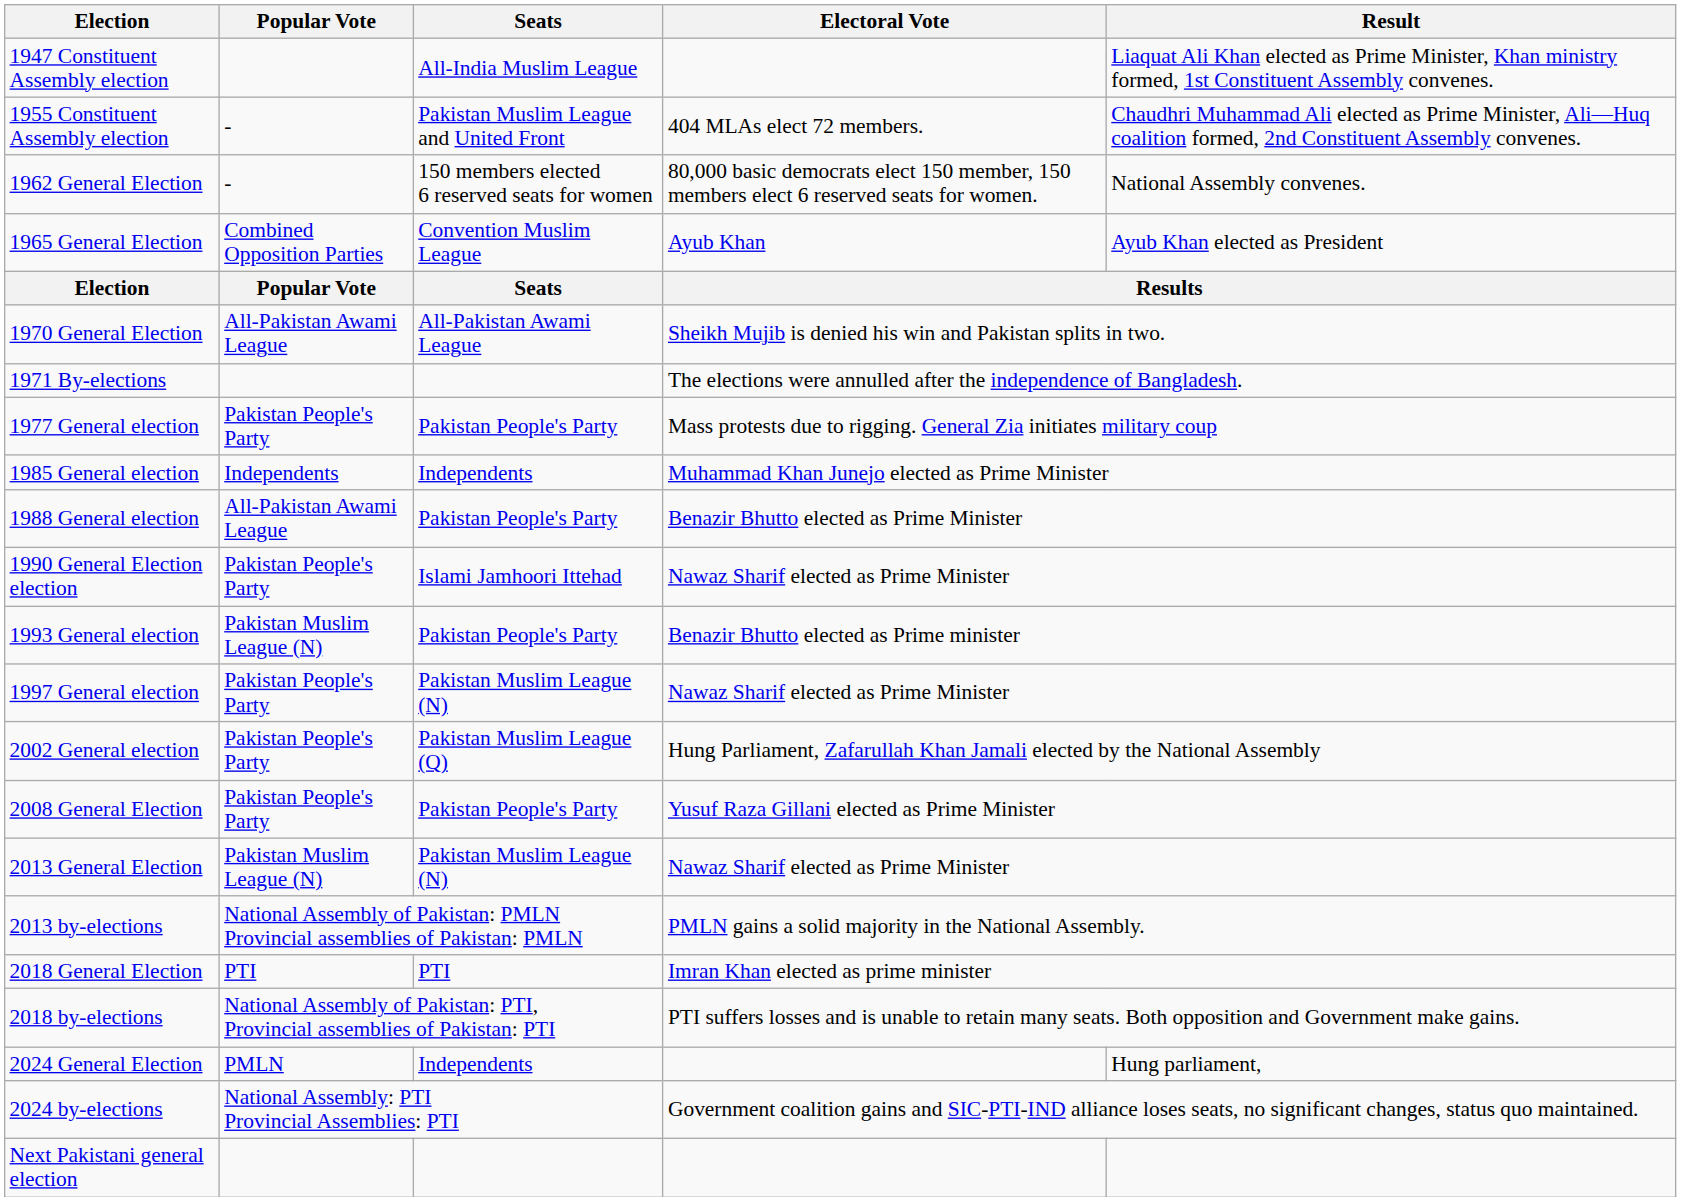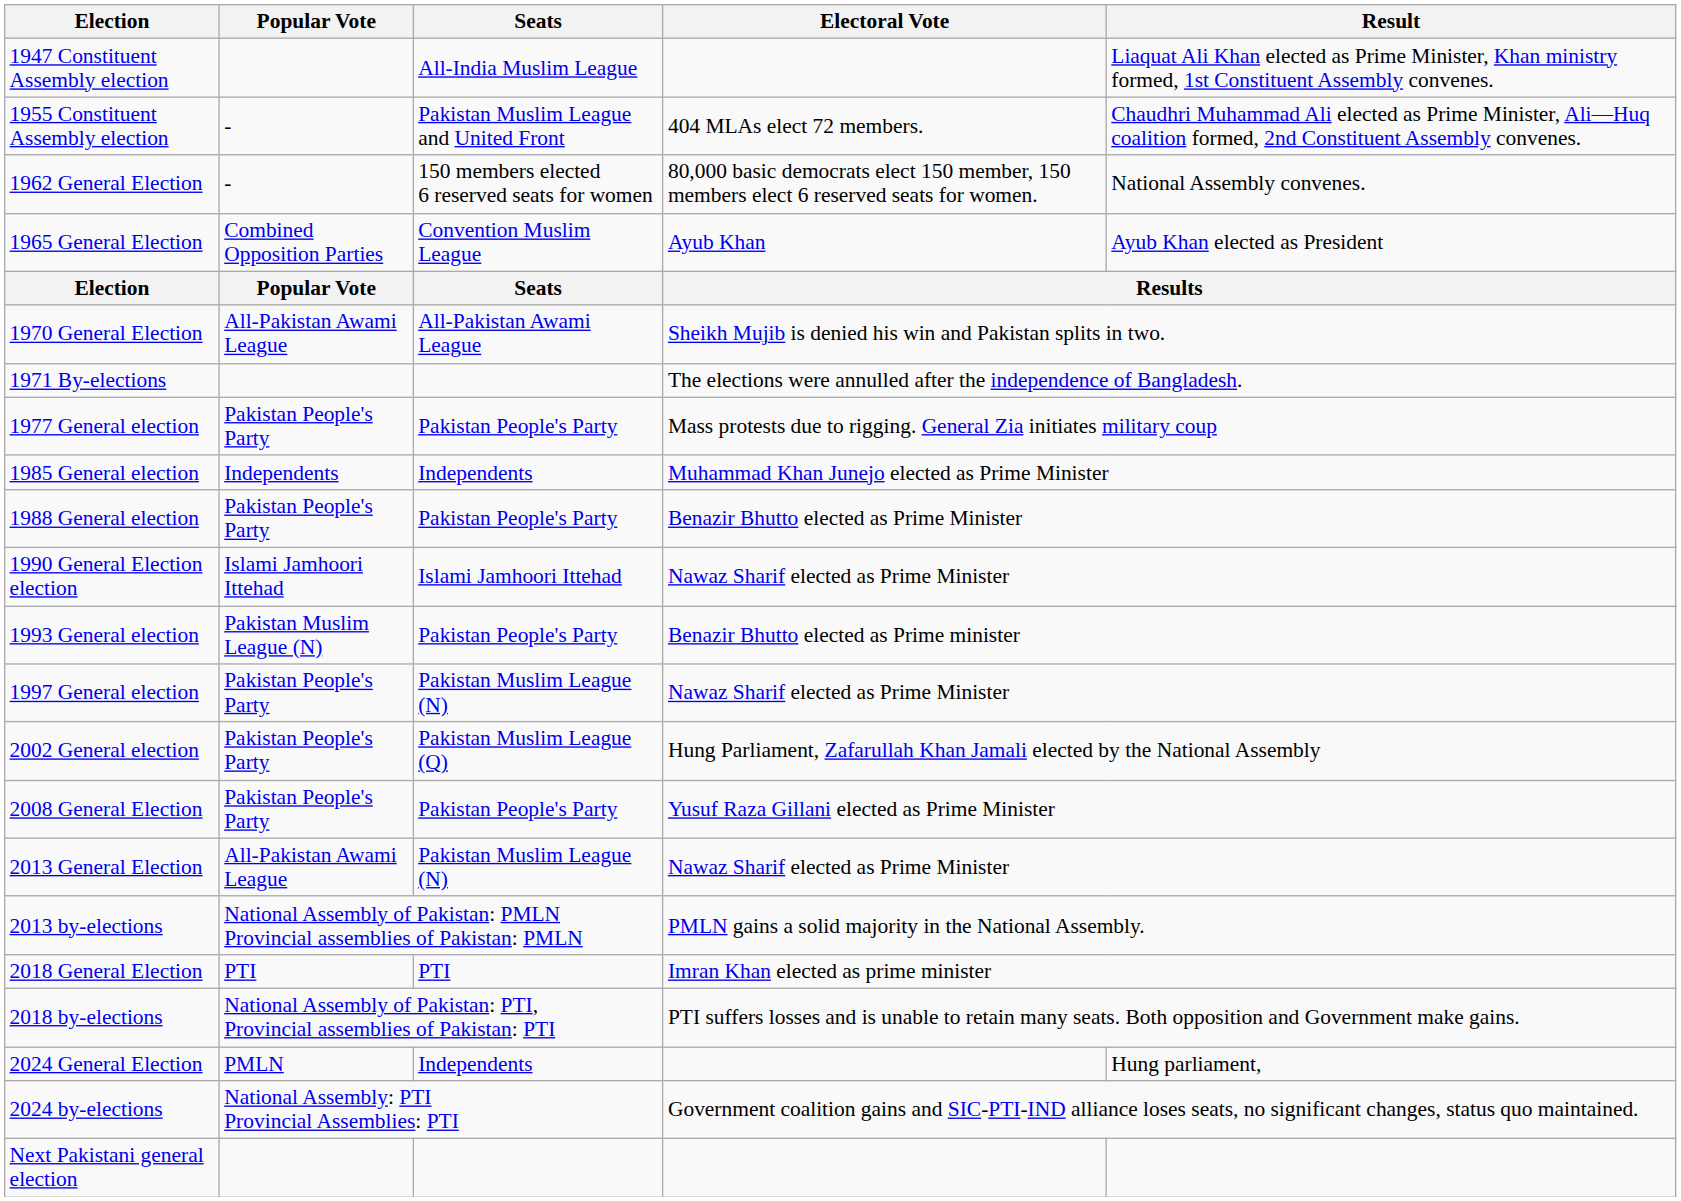(310, 518) All-Pakistan Awami League -> (298, 518) Pakistan People's Party
(298, 576) Pakistan People's Party -> (294, 576) Islami Jamhoori Ittehad
(297, 867) Pakistan Muslim League (N) -> (310, 867) All-Pakistan Awami League
